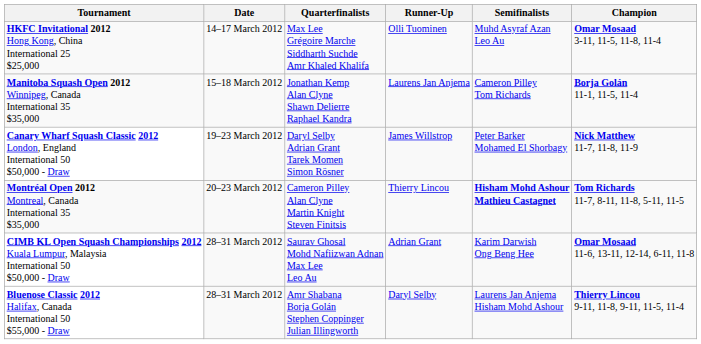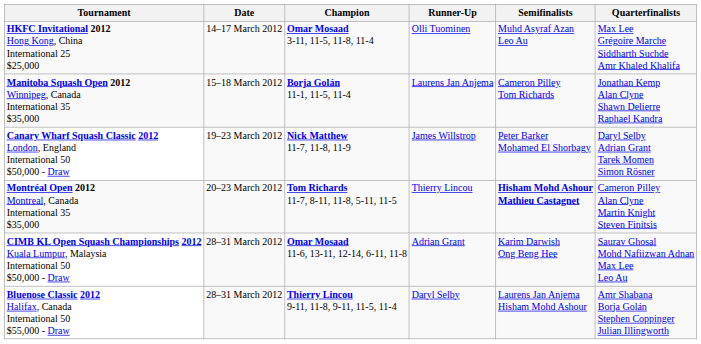columns swapped: (634, 12) <-> (335, 12)
